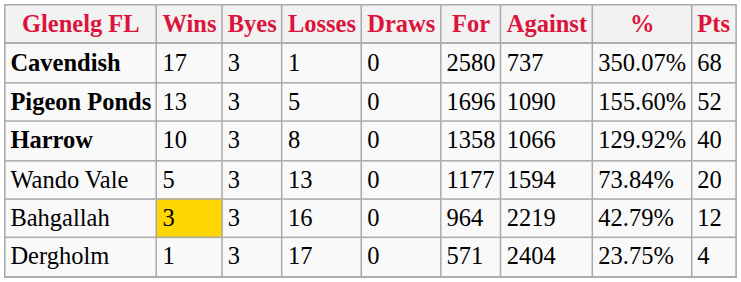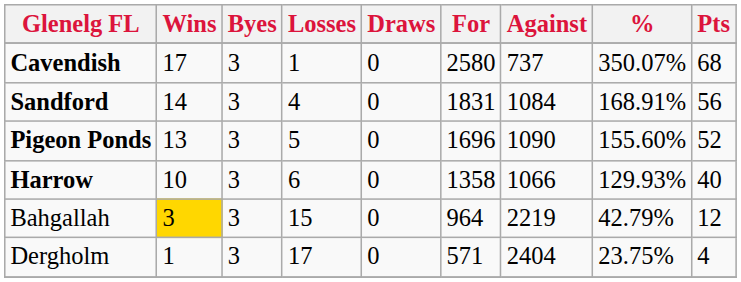+ row: (59, 101)
(294, 140) 8 -> (294, 179) 6
(642, 140) 129.92% -> (642, 179) 129.93%
- row: (69, 179)
(300, 218) 16 -> (300, 218) 15
